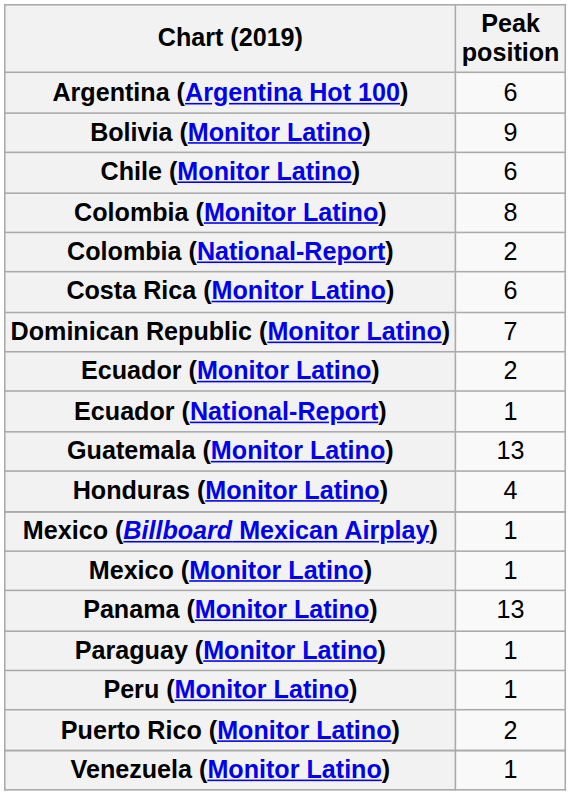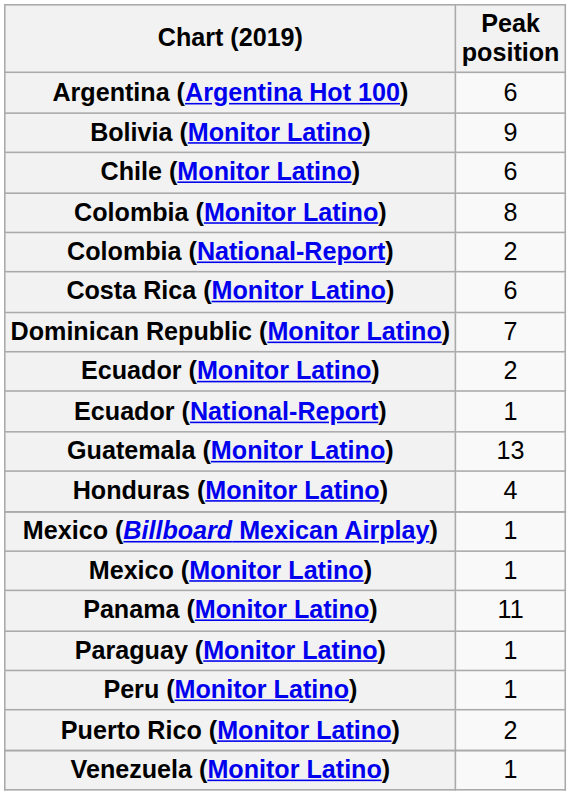(511, 610) 13 -> (511, 610) 11
